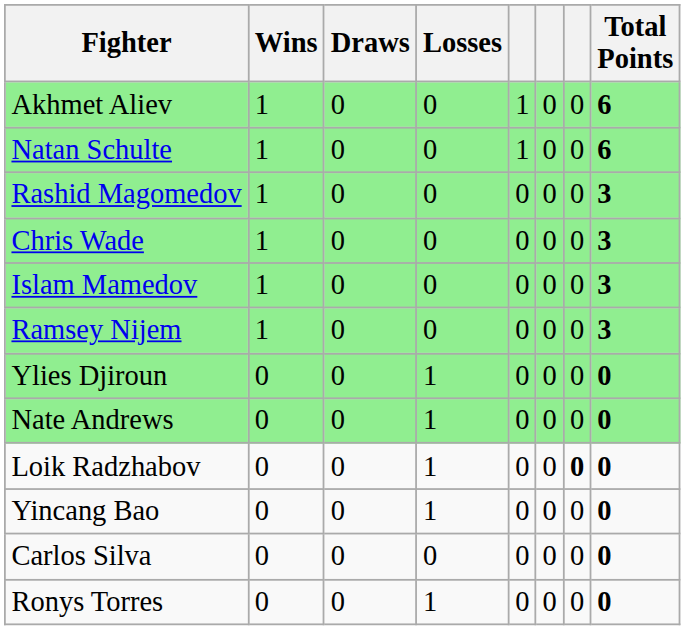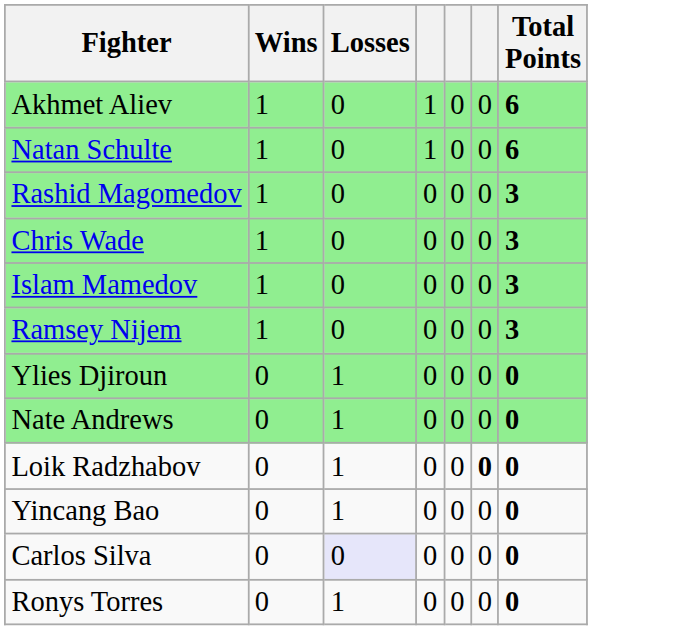- column: (370, 43)
(430, 555) no background -> (338, 555) lavender background
